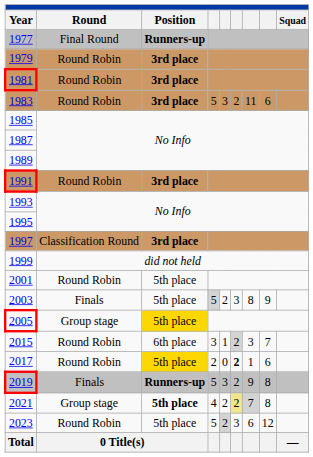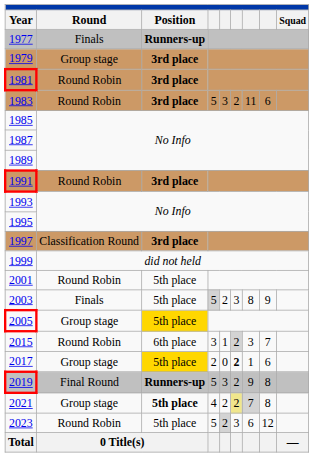(89, 39) Final Round -> (89, 39) Finals
(89, 59) Round Robin -> (89, 59) Group stage
(89, 362) Round Robin -> (89, 362) Group stage
(90, 382) Finals -> (90, 382) Final Round
